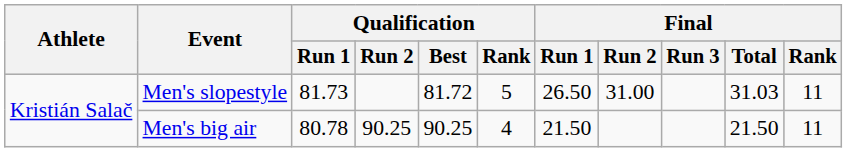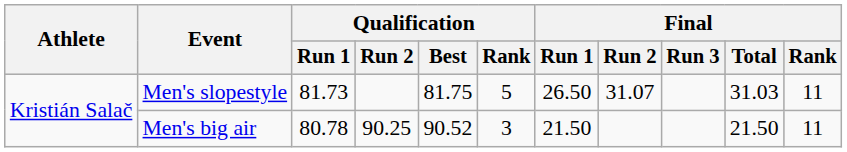(448, 92) 81.72 -> (448, 92) 81.75
(630, 92) 31.00 -> (630, 92) 31.07
(448, 128) 90.25 -> (448, 128) 90.52
(506, 128) 4 -> (506, 128) 3
